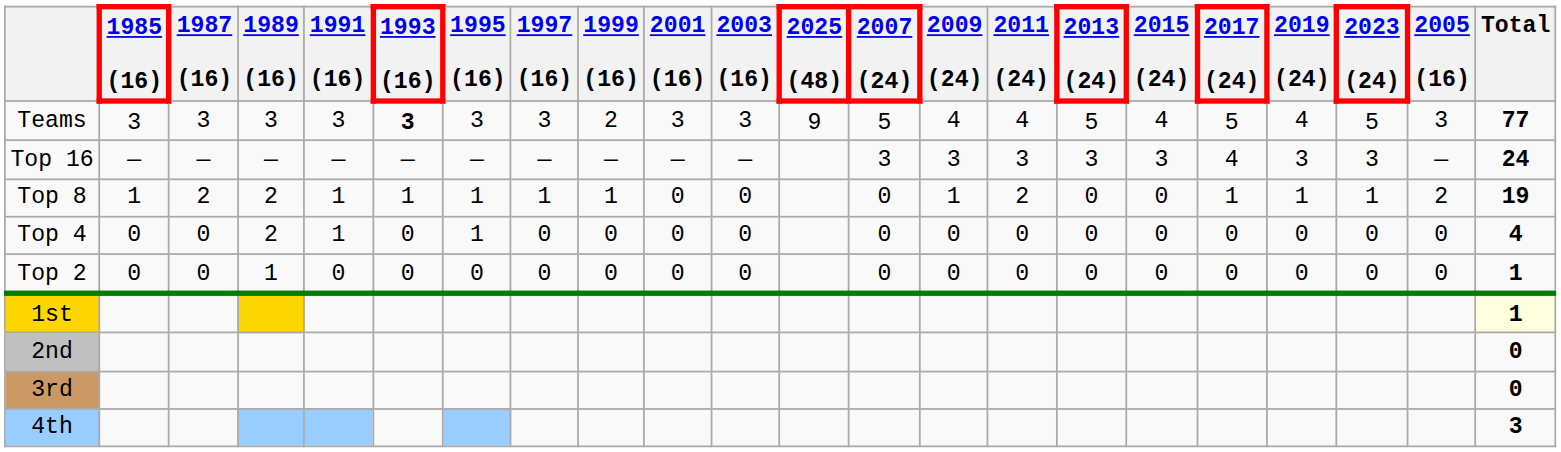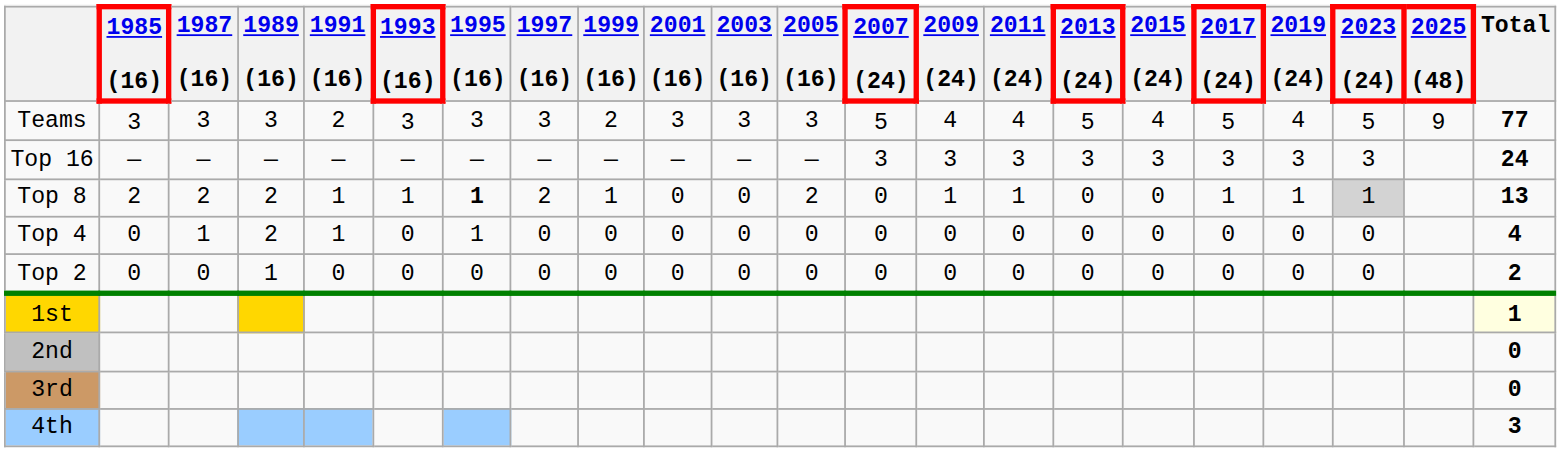columns swapped: (1442, 52) <-> (814, 54)
(339, 121) 3 -> (339, 121) 2
(408, 122) bold -> (408, 122) normal
(1232, 160) 4 -> (1228, 160) 3
(134, 197) 1 -> (134, 197) 2
(477, 197) normal -> (477, 197) bold
(544, 197) 1 -> (544, 197) 2
(1022, 197) 2 -> (1019, 197) 1
(1372, 197) no background -> (1368, 197) lightgrey background
(1516, 197) 19 -> (1515, 197) 13
(204, 235) 0 -> (204, 235) 1
(1516, 273) 1 -> (1515, 273) 2
